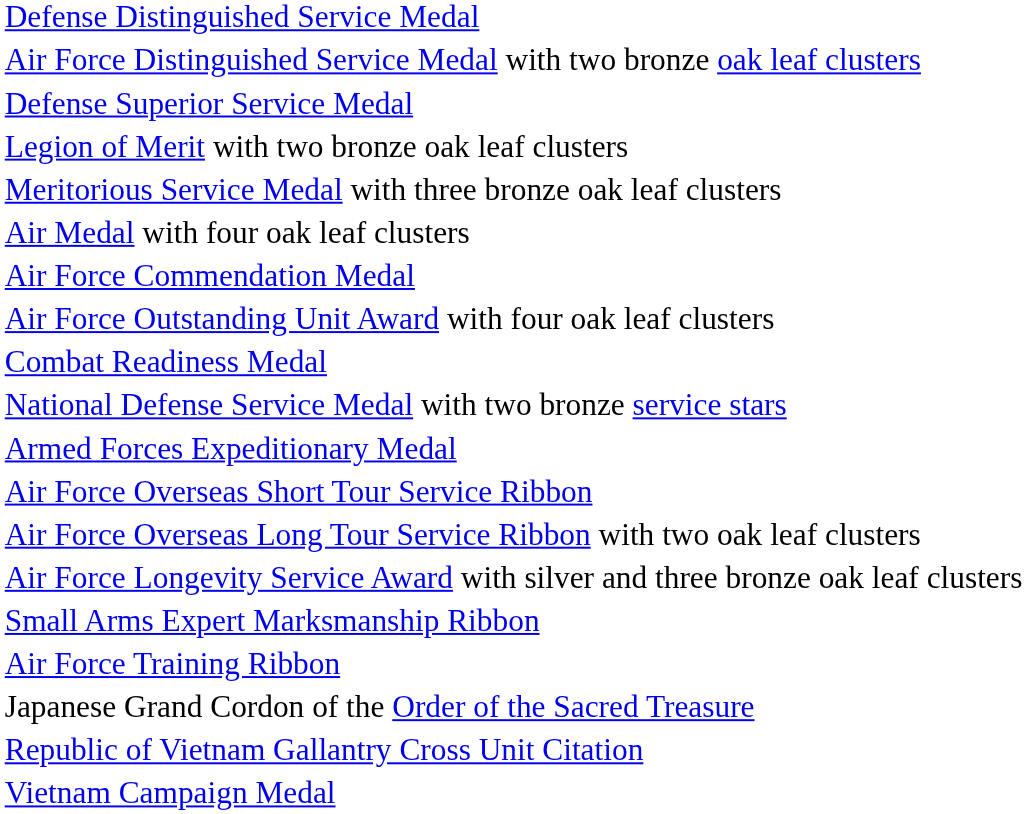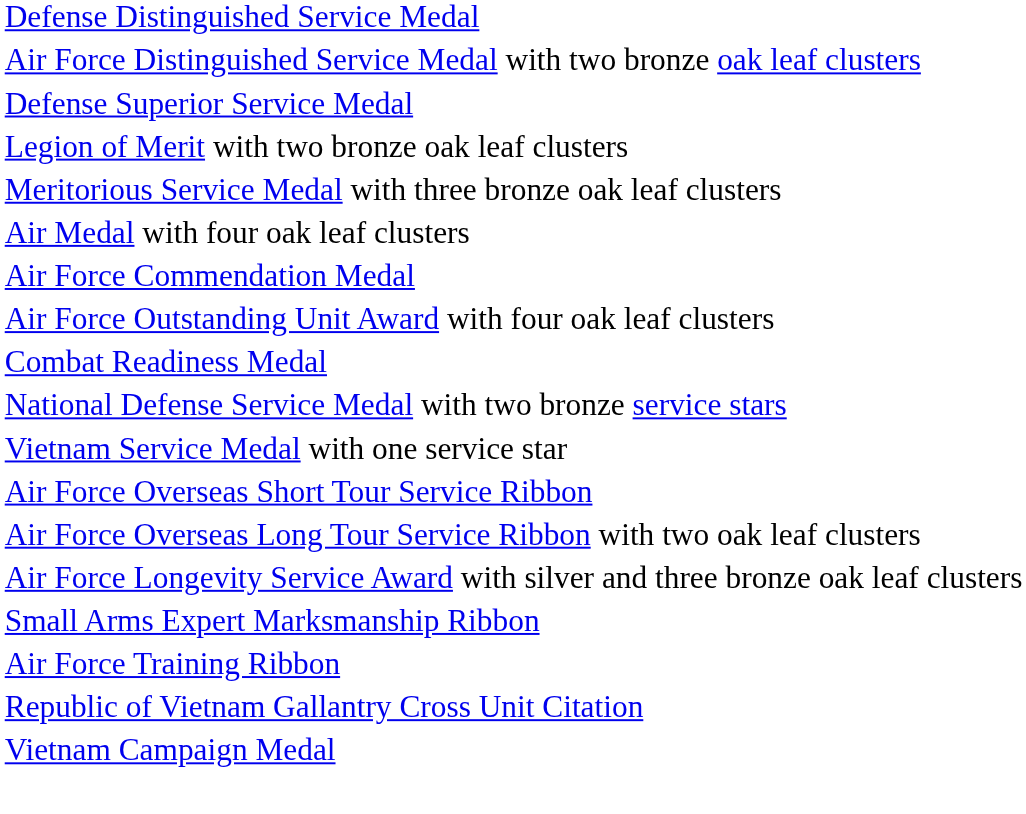- row: (231, 448)
+ row: (286, 448)
- row: (380, 706)
